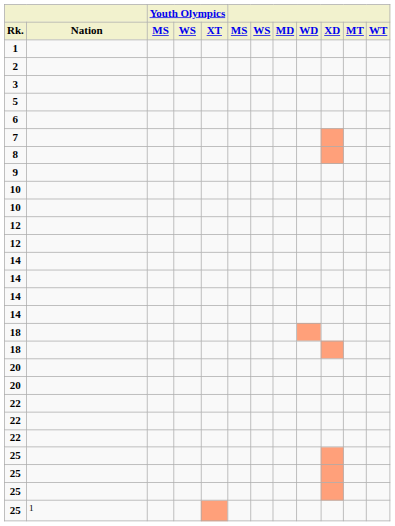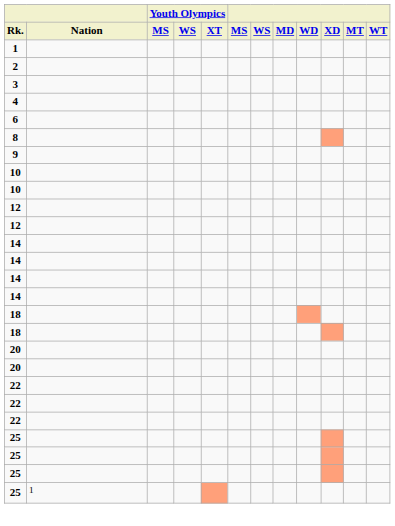+ row: (15, 101)
- row: (15, 101)
- row: (15, 137)
